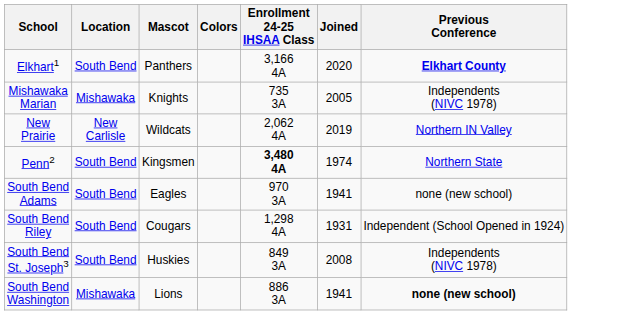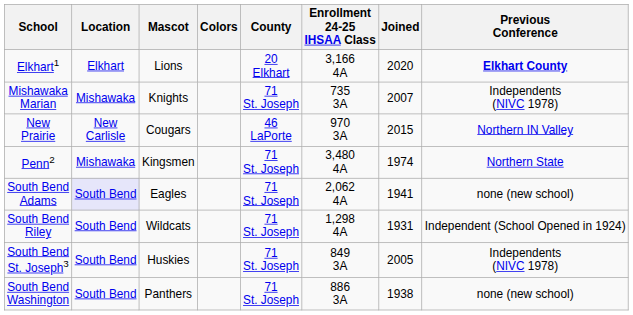+ column: (271, 27)
(106, 65) South Bend -> (106, 65) Elkhart
(168, 65) Panthers -> (168, 65) Lions
(339, 98) 2005 -> (400, 98) 2007
(168, 130) Wildcats -> (168, 130) Cougars
(279, 130) 2,062 4A -> (340, 130) 970 3A
(339, 130) 2019 -> (400, 130) 2015
(106, 162) South Bend -> (106, 162) Mishawaka
(279, 162) bold -> (340, 162) normal
(106, 194) no background -> (106, 194) lavender background
(279, 194) 970 3A -> (340, 194) 2,062 4A
(168, 226) Cougars -> (168, 226) Wildcats
(339, 260) 2008 -> (400, 260) 2005
(106, 293) Mishawaka -> (106, 293) South Bend
(168, 293) Lions -> (168, 293) Panthers
(339, 293) 1941 -> (400, 293) 1938
(464, 293) bold -> (525, 293) normal
